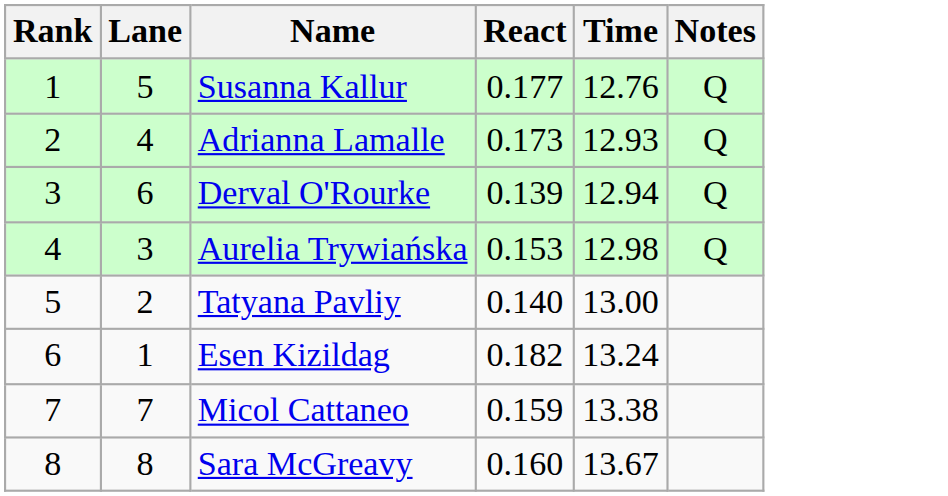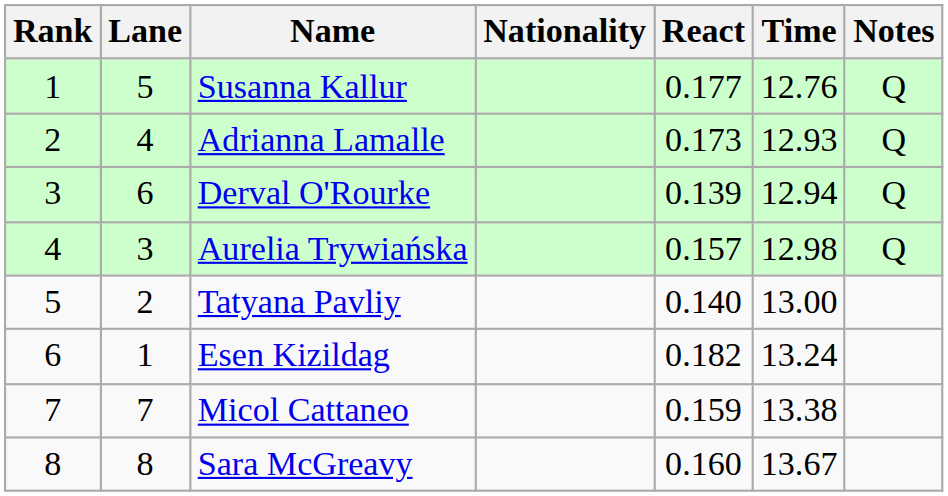+ column: (565, 31)
(525, 247) 0.153 -> (703, 247) 0.157
